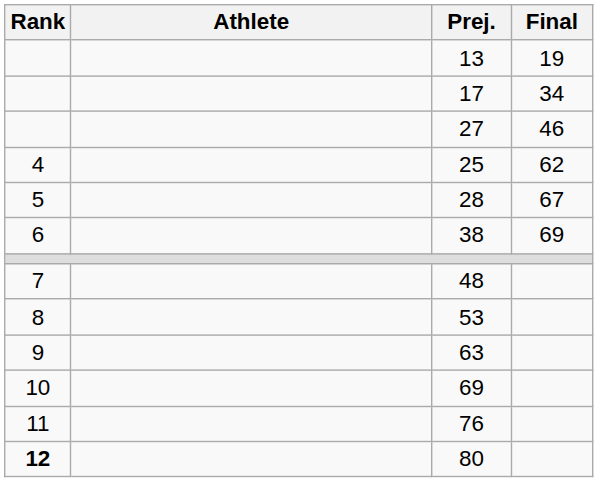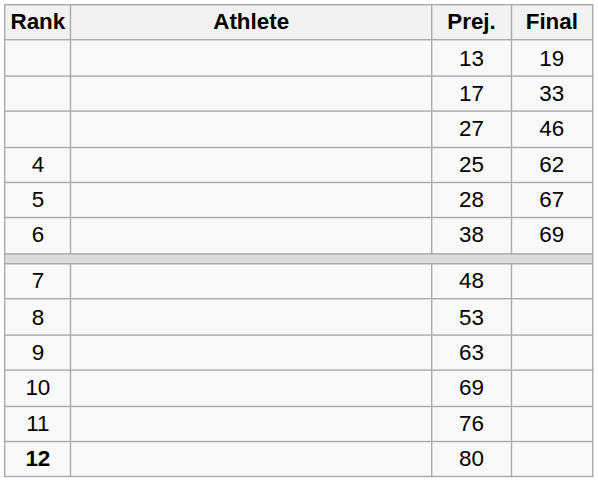(552, 93) 34 -> (552, 93) 33
